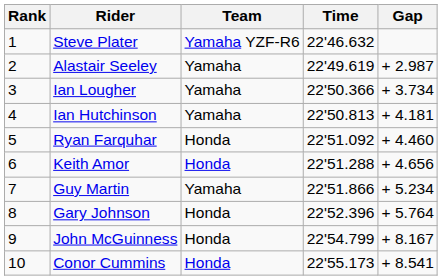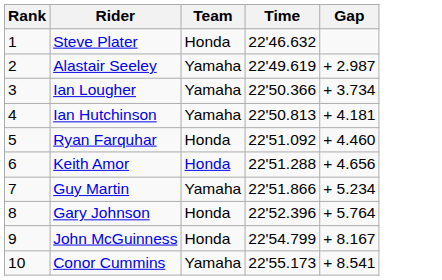(242, 41) Yamaha YZF-R6 -> (207, 41) Honda
(207, 262) Honda -> (213, 262) Yamaha
